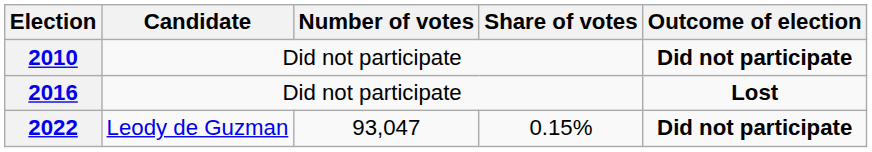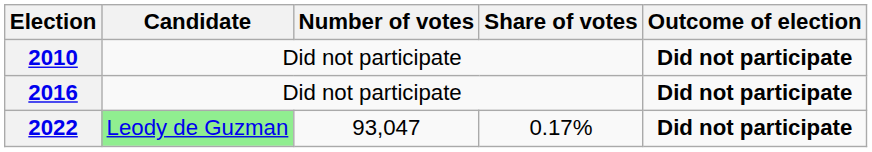(755, 92) Lost -> (755, 92) Did not participate
(197, 127) no background -> (197, 127) lightgreen background
(561, 127) 0.15% -> (561, 127) 0.17%
